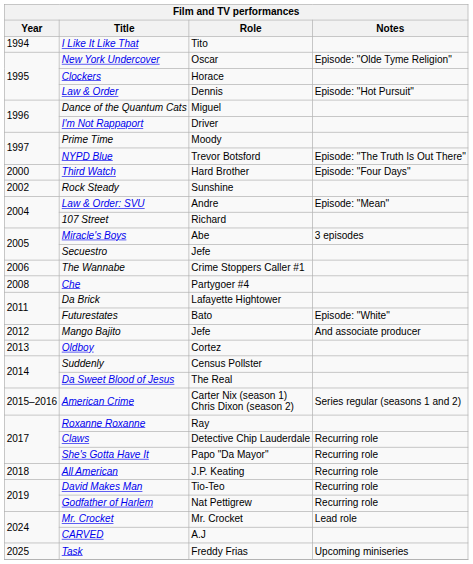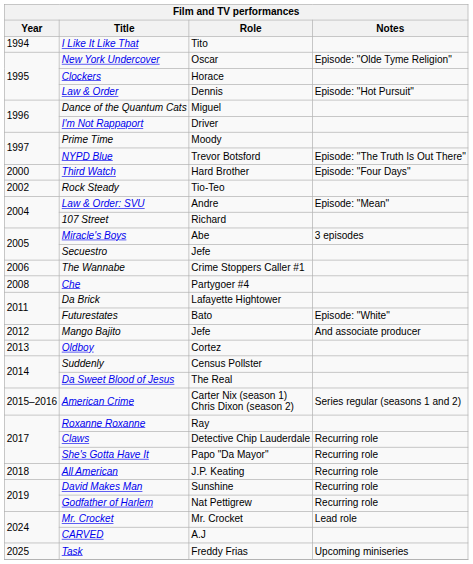(212, 188) Sunshine -> (208, 188) Tio-Teo
(208, 487) Tio-Teo -> (212, 487) Sunshine
